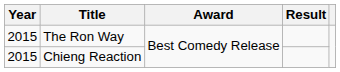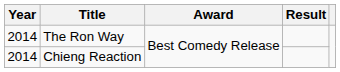(22, 36) 2015 -> (22, 36) 2014
(22, 57) 2015 -> (22, 57) 2014
